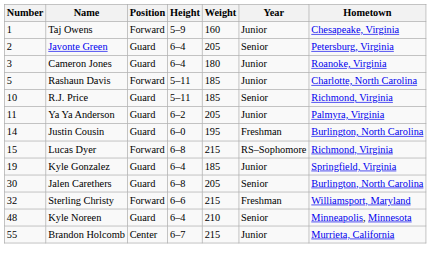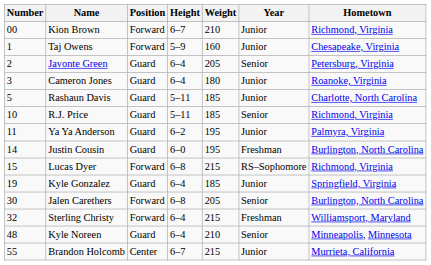+ row: (74, 30)
(147, 81) Forward -> (143, 98) Guard
(212, 115) 205 -> (212, 132) 195
(143, 183) Guard -> (147, 200) Forward
(178, 200) 6–6 -> (178, 217) 6–4
